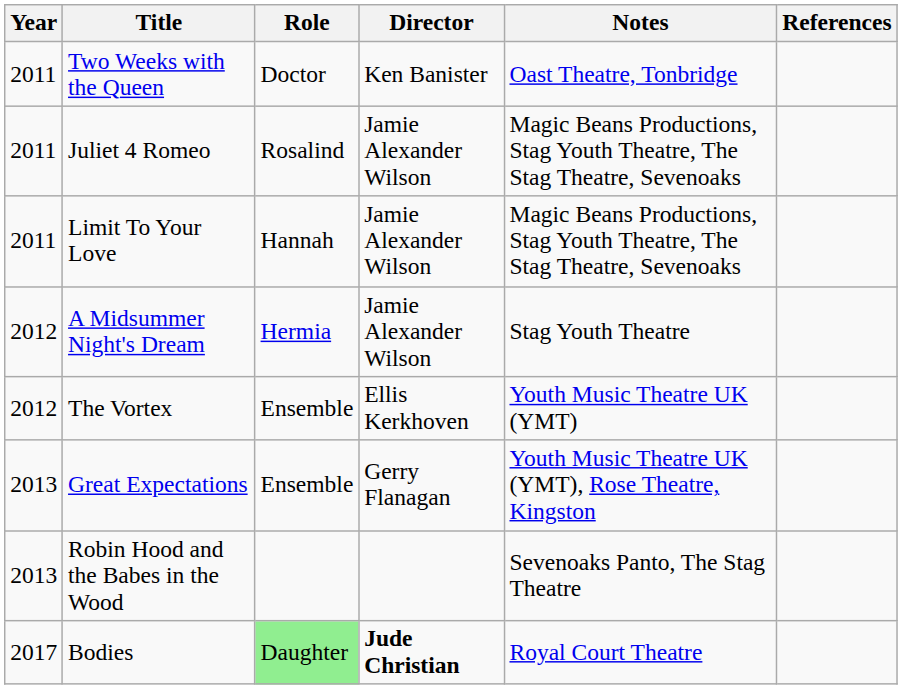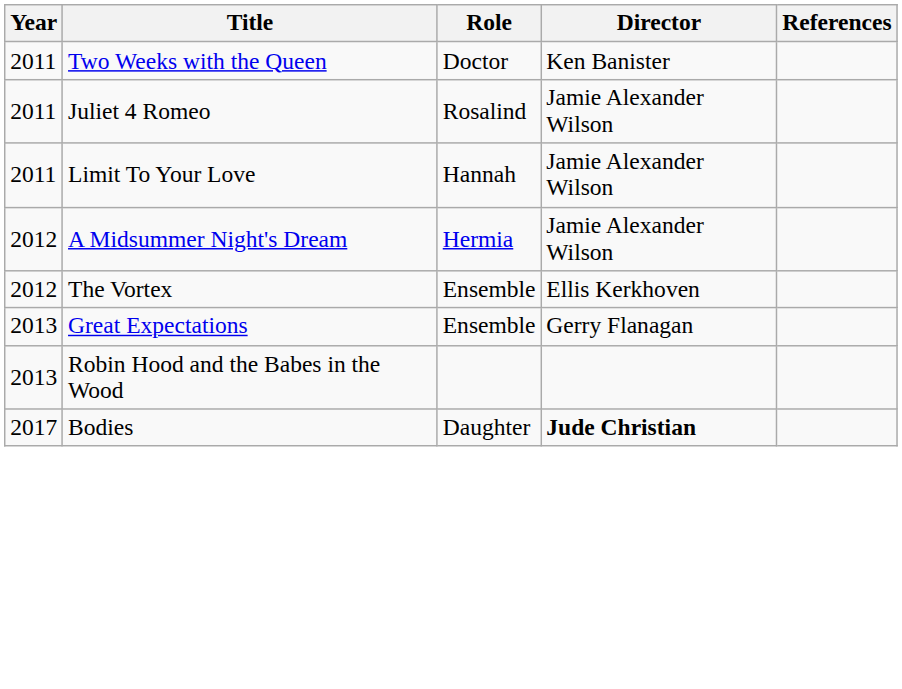- column: (640, 23)
(304, 652) lightgreen background -> (487, 427) no background
